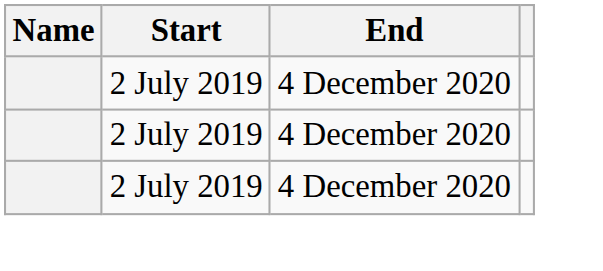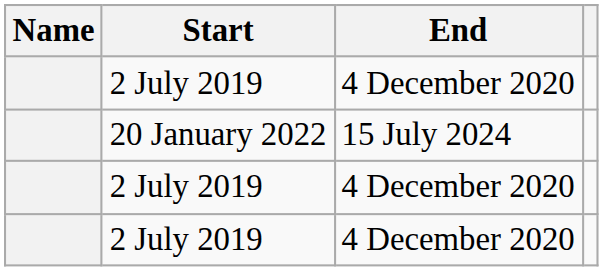+ row: (218, 134)
